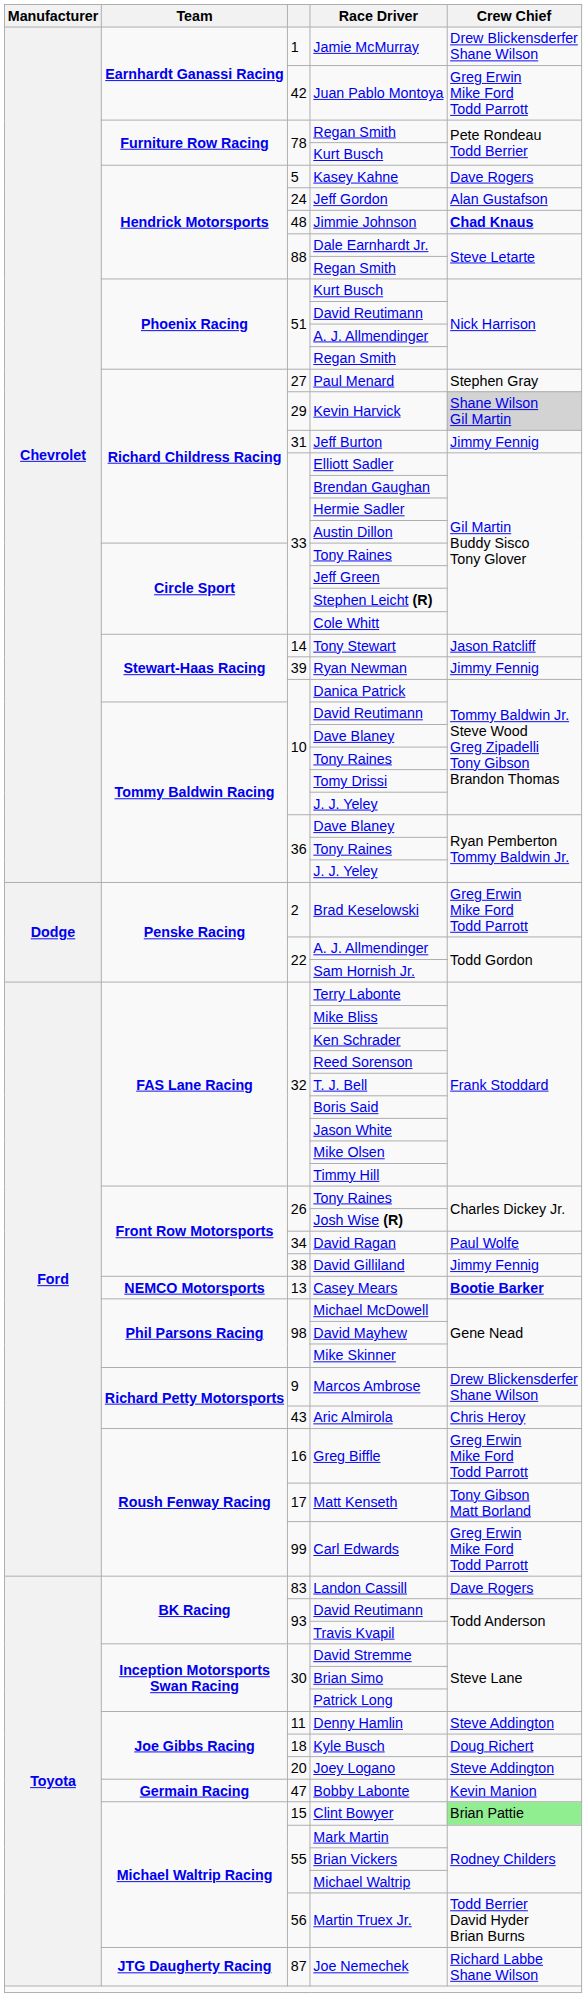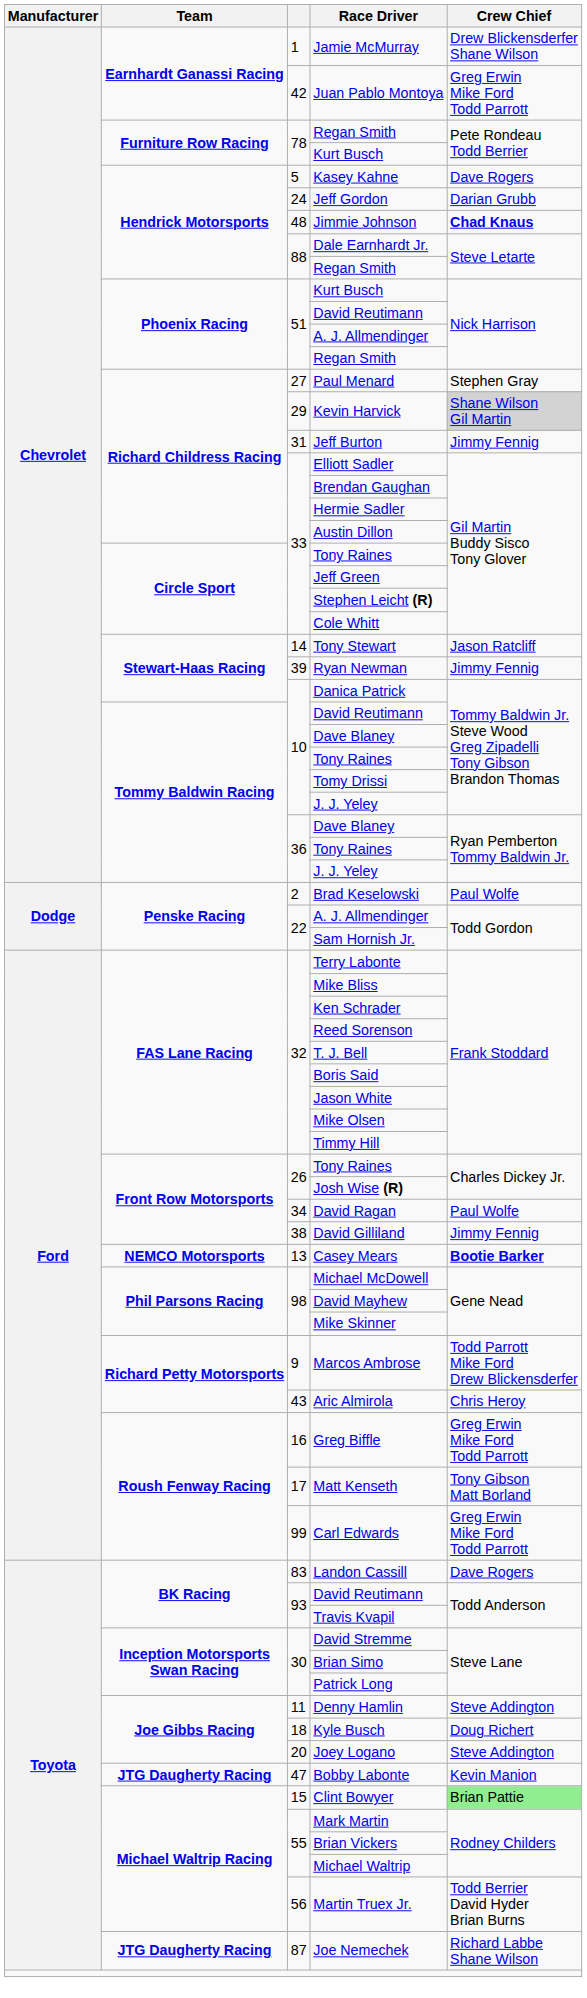(499, 200) Alan Gustafson -> (493, 200) Darian Grubb
(489, 910) Greg Erwin Mike Ford Todd Parrott -> (485, 894) Paul Wolfe
(514, 1386) Drew Blickensderfer Shane Wilson -> (514, 1363) Todd Parrott Mike Ford Drew Blickensderfer
(195, 1791) Germain Racing -> (195, 1775) JTG Daugherty Racing
